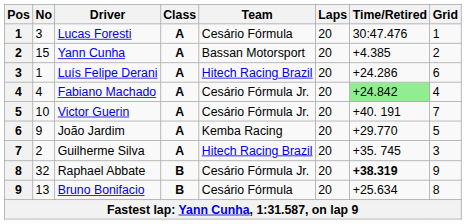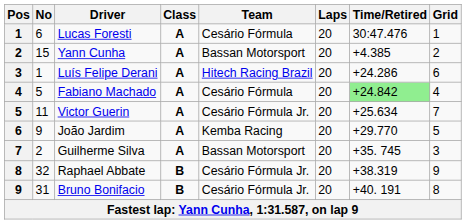(39, 34) 3 -> (39, 34) 6
(39, 92) 4 -> (39, 92) 5
(255, 92) Cesário Fórmula Jr. -> (247, 92) Cesário Fórmula
(42, 112) 10 -> (42, 112) 11
(377, 112) +40. 191 -> (375, 112) +25.634
(257, 151) Hitech Racing Brazil -> (253, 151) Bassan Motorsport
(375, 170) bold -> (375, 170) normal
(42, 190) 13 -> (42, 190) 31
(247, 190) Cesário Fórmula -> (255, 190) Cesário Fórmula Jr.
(375, 190) +25.634 -> (377, 190) +40. 191
